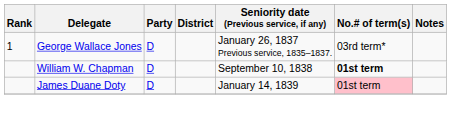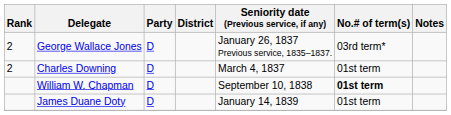(10, 46) 1 -> (10, 46) 2
+ row: (77, 69)
(359, 85) pink background -> (359, 102) no background
